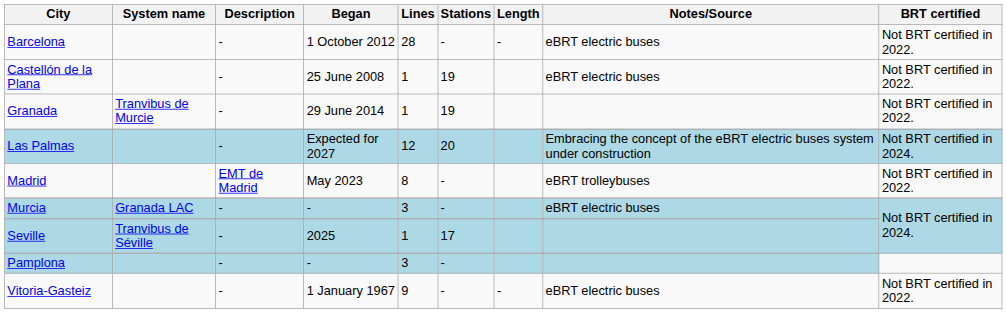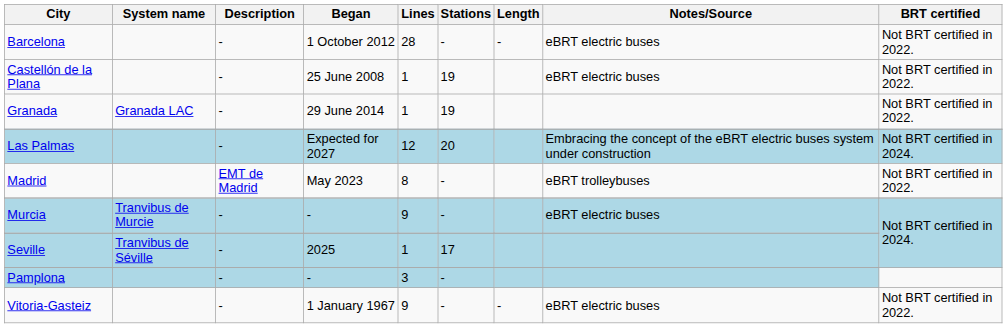(152, 111) Tranvibus de Murcie -> (154, 111) Granada LAC
(154, 208) Granada LAC -> (152, 215) Tranvibus de Murcie
(405, 208) 3 -> (405, 215) 9
